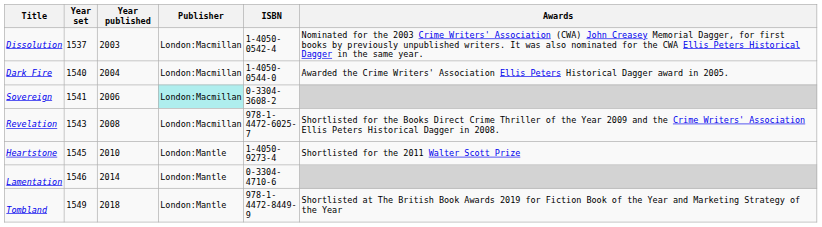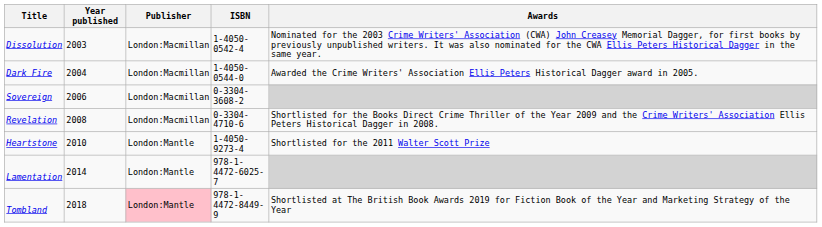- column: (81, 16)
(201, 96) paleturquoise background -> (169, 96) no background
(271, 125) 978-1-4472-6025-7 -> (231, 120) 0-3304-4710-6
(264, 177) 0-3304-4710-6 -> (239, 172) 978-1-4472-6025-7
(193, 205) no background -> (161, 205) pink background
